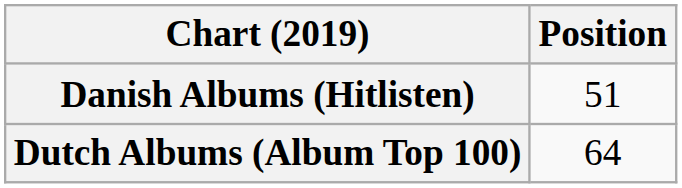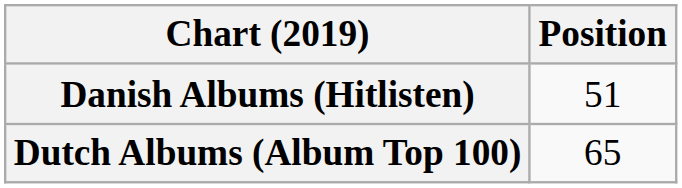(603, 152) 64 -> (603, 152) 65
